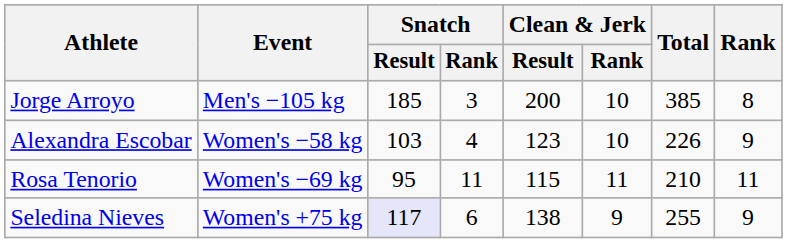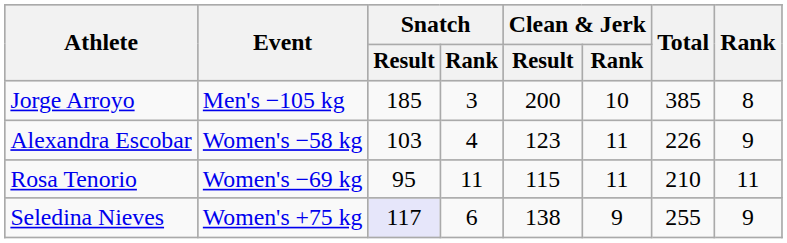(617, 139) 10 -> (617, 139) 11
